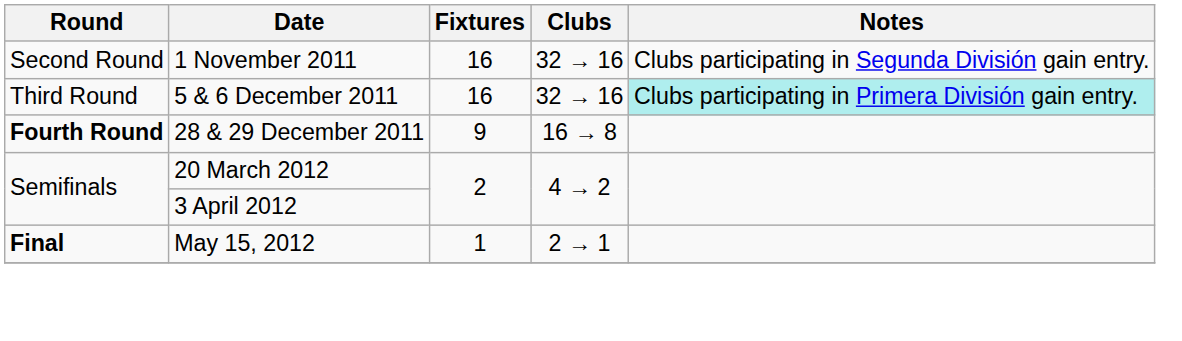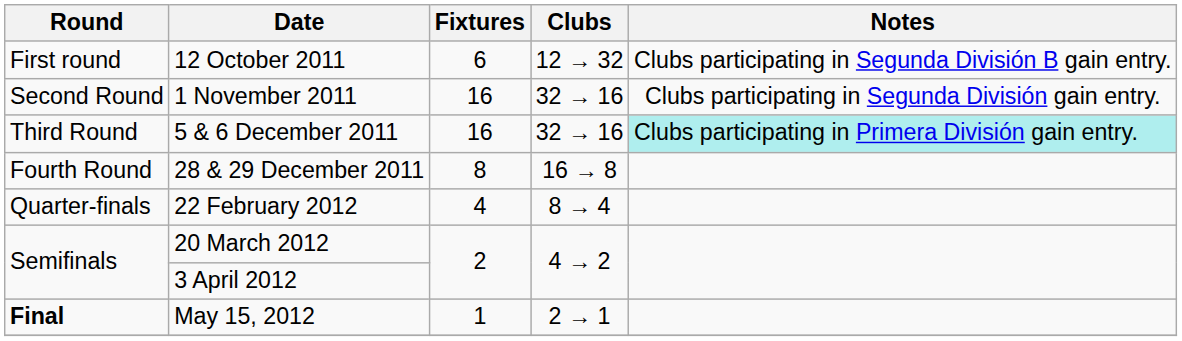+ row: (260, 59)
(87, 133) bold -> (81, 170) normal
(480, 133) 9 -> (480, 170) 8
+ row: (266, 206)
